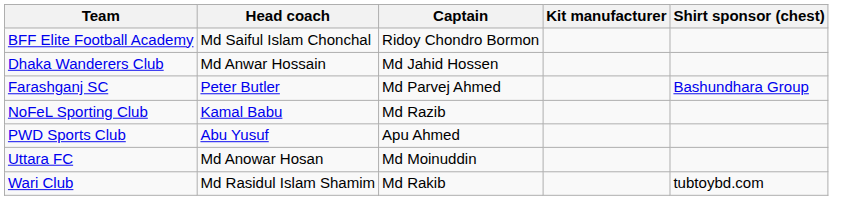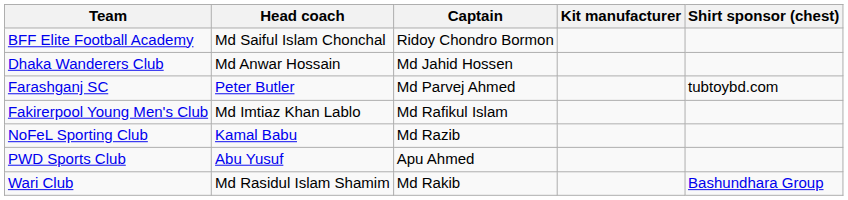(741, 87) Bashundhara Group -> (733, 87) tubtoybd.com
+ row: (108, 111)
- row: (41, 159)
(719, 183) tubtoybd.com -> (756, 183) Bashundhara Group
